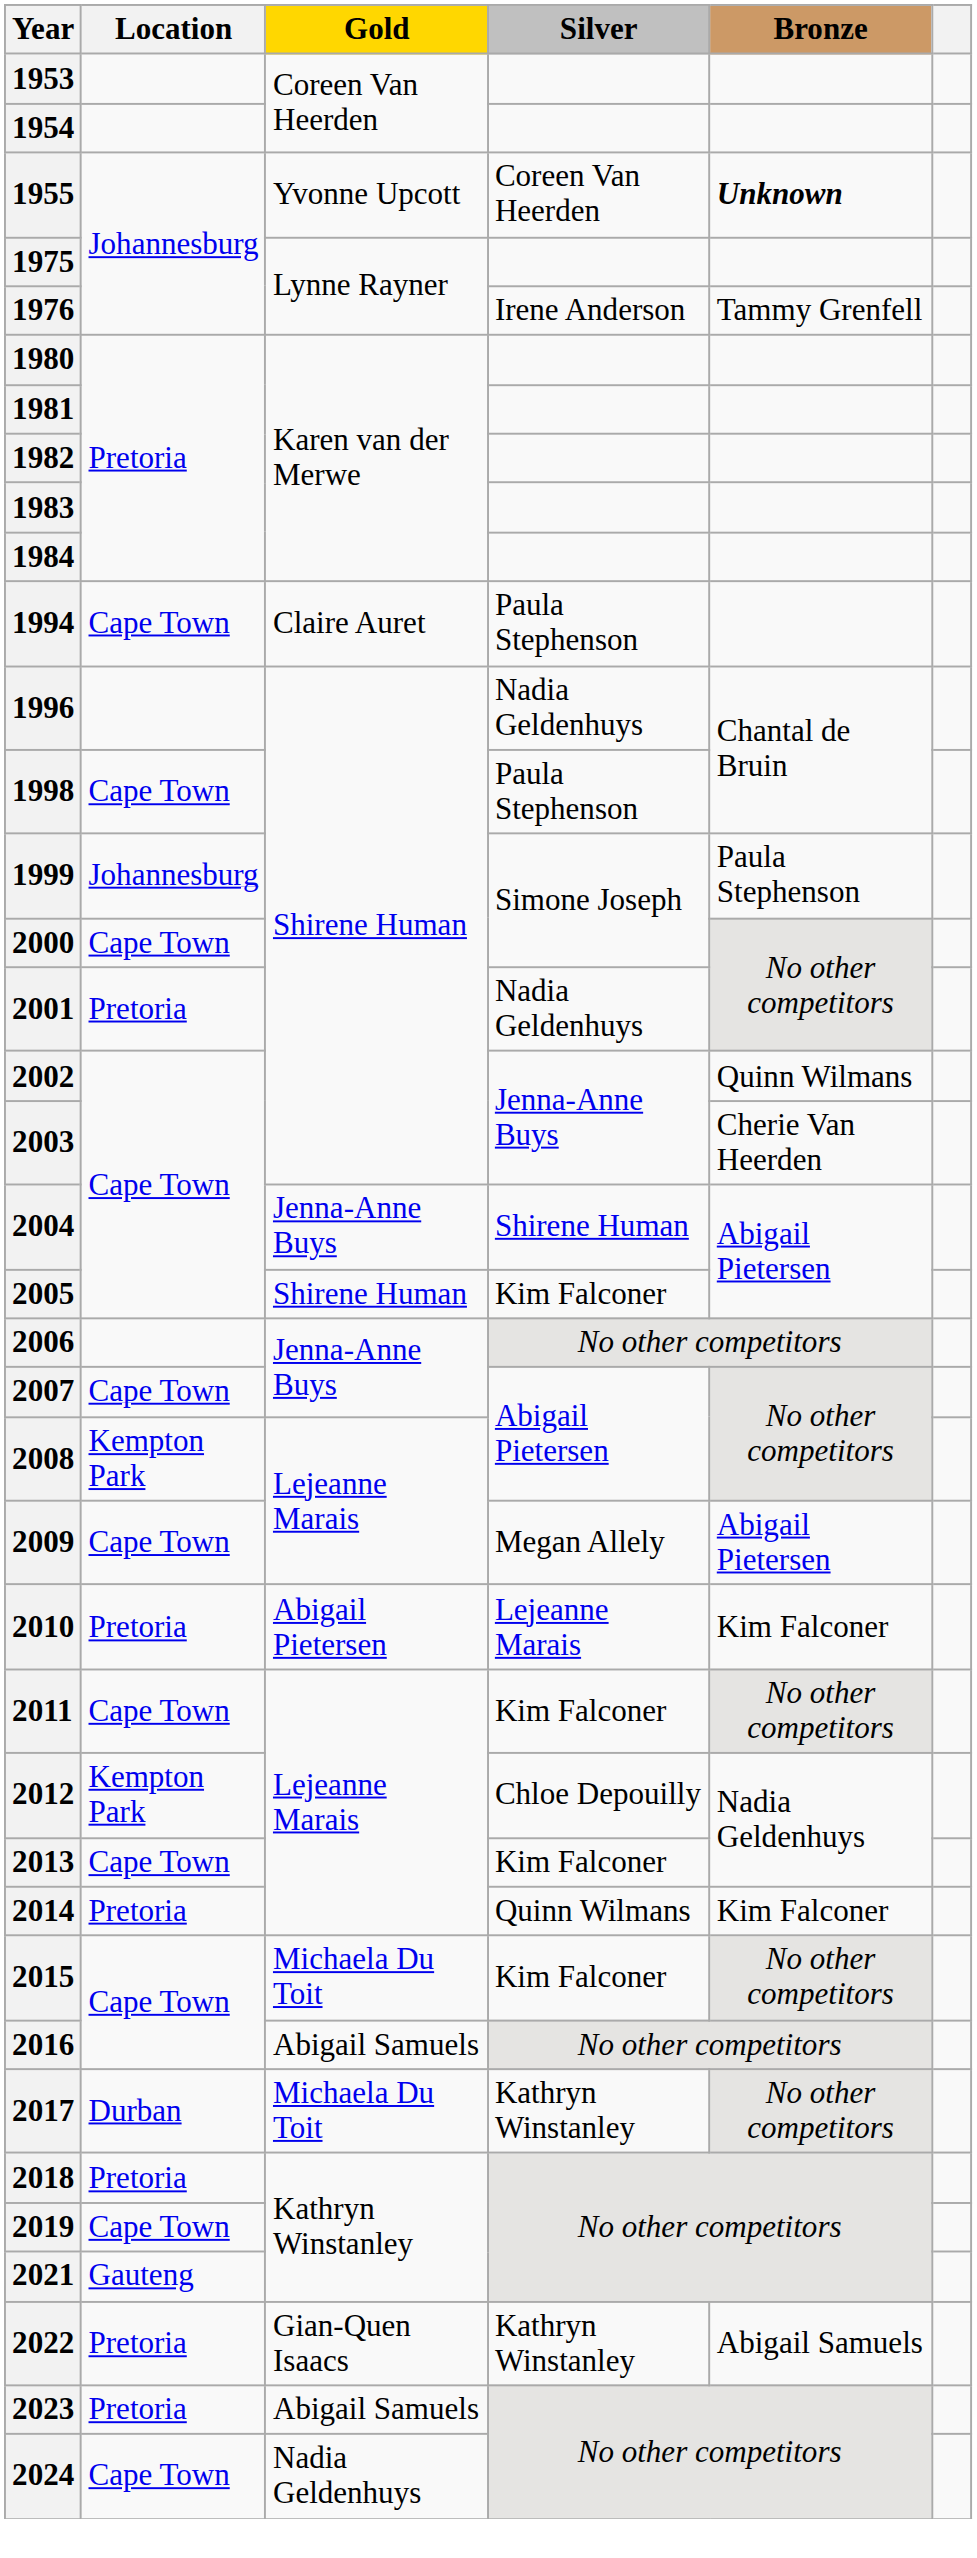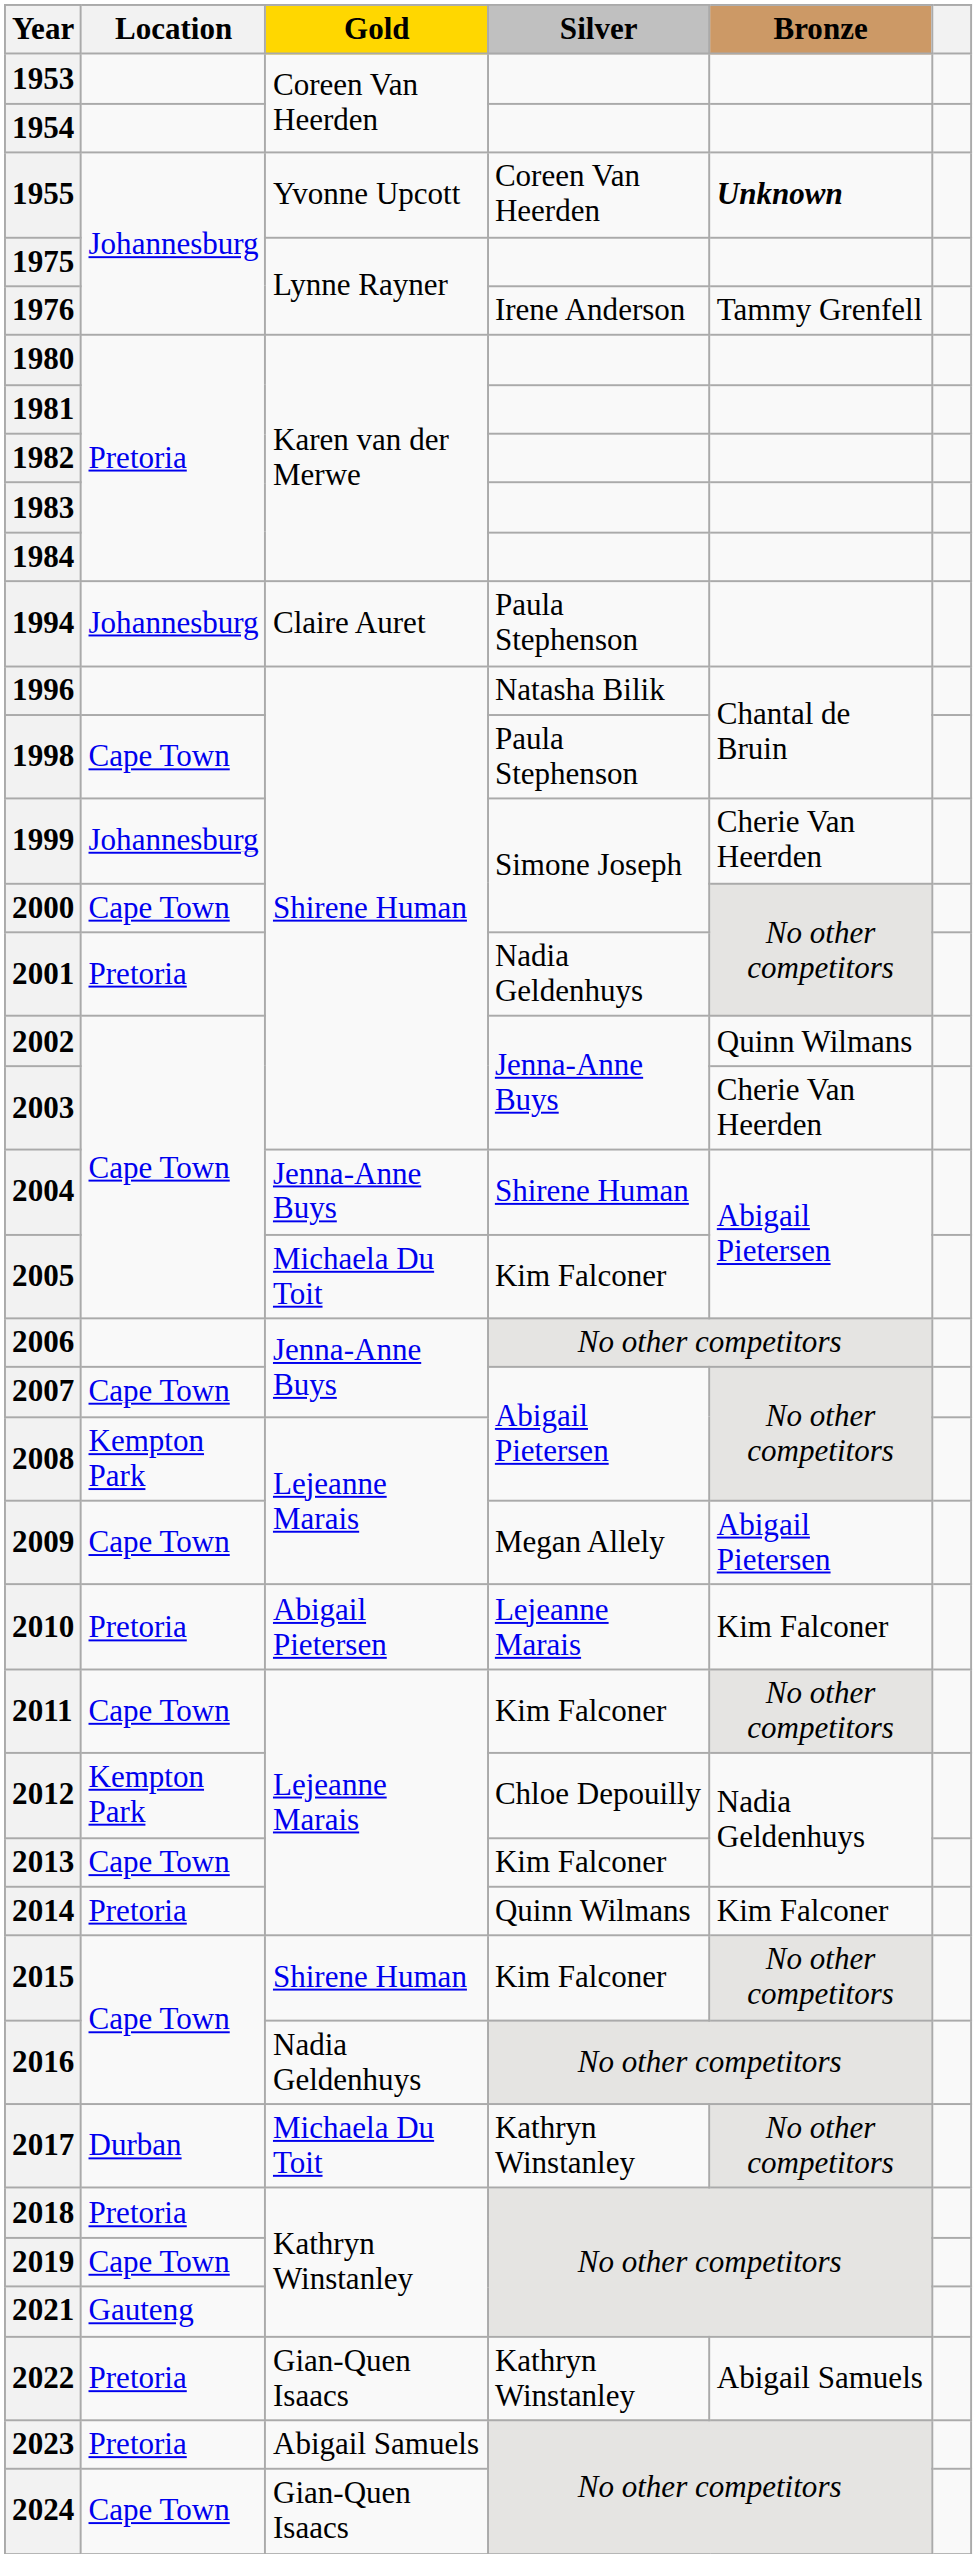(159, 622) Cape Town -> (174, 622) Johannesburg
(569, 707) Nadia Geldenhuys -> (580, 689) Natasha Bilik
(788, 875) Paula Stephenson -> (786, 840) Cherie Van Heerden
(370, 1293) Shirene Human -> (354, 1275) Michaela Du Toit
(354, 1977) Michaela Du Toit -> (370, 1977) Shirene Human
(376, 2044) Abigail Samuels -> (347, 2061) Nadia Geldenhuys
(347, 2475) Nadia Geldenhuys -> (342, 2510) Gian-Quen Isaacs
